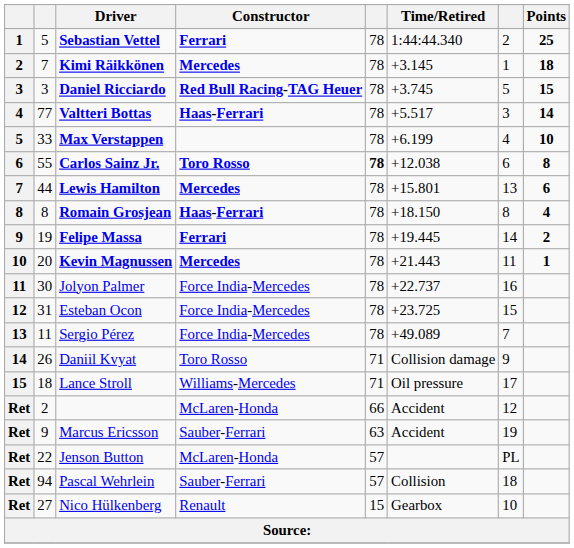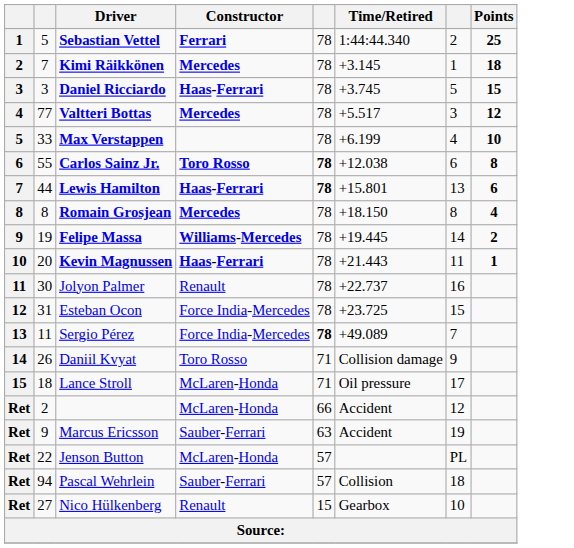(271, 89) Red Bull Racing-TAG Heuer -> (221, 89) Haas-Ferrari
(221, 114) Haas-Ferrari -> (210, 114) Mercedes
(546, 114) 14 -> (494, 114) 12
(210, 187) Mercedes -> (221, 187) Haas-Ferrari
(377, 187) normal -> (324, 187) bold
(221, 211) Haas-Ferrari -> (210, 211) Mercedes
(203, 236) Ferrari -> (240, 236) Williams-Mercedes
(210, 260) Mercedes -> (221, 260) Haas-Ferrari
(245, 285) Force India-Mercedes -> (202, 285) Renault
(377, 334) normal -> (324, 334) bold
(237, 383) Williams-Mercedes -> (229, 383) McLaren-Honda
